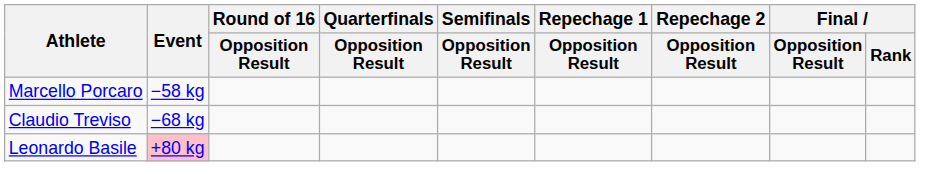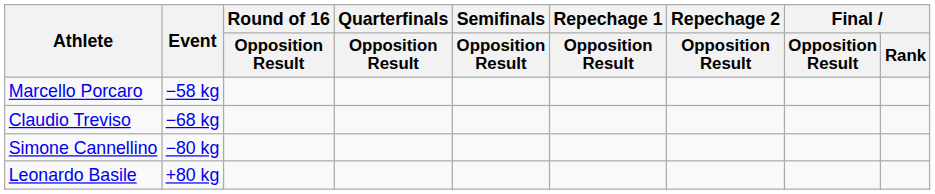+ row: (83, 148)
(178, 148) pink background -> (192, 176) no background
